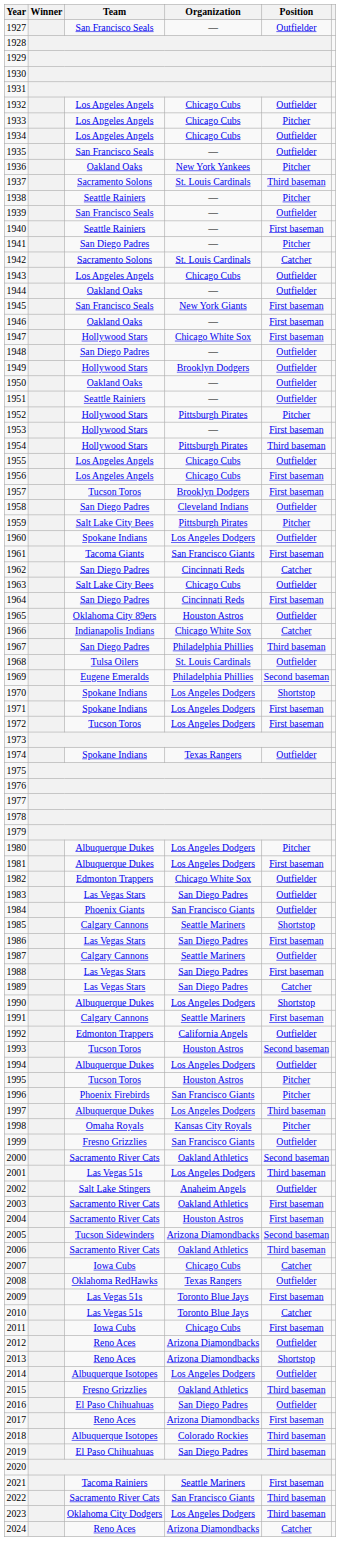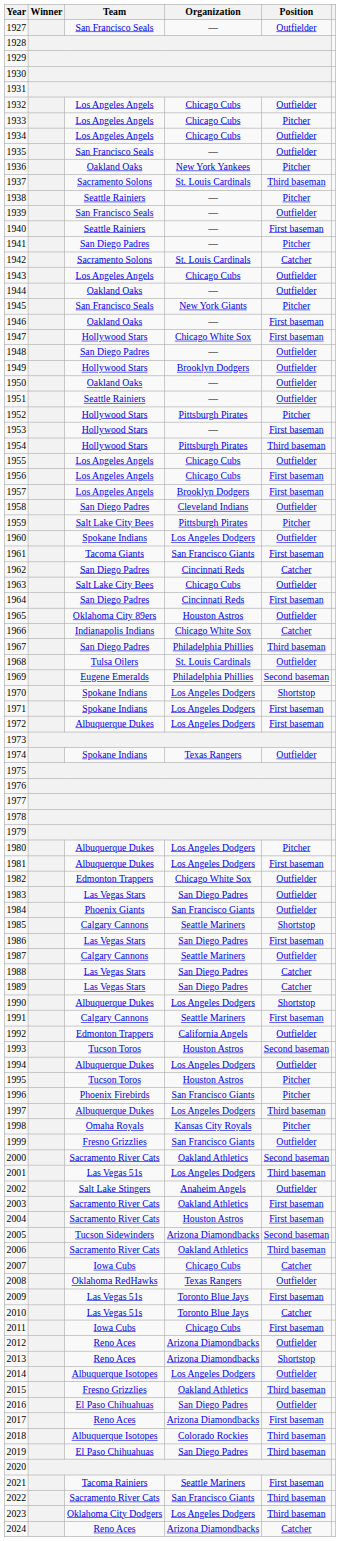(296, 306) First baseman -> (296, 306) Pitcher
(115, 492) Tucson Toros -> (115, 492) Los Angeles Angels
(115, 724) Tucson Toros -> (115, 724) Albuquerque Dukes
(296, 971) First baseman -> (296, 971) Catcher
